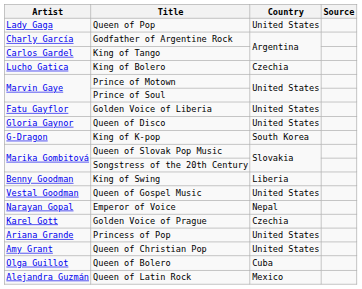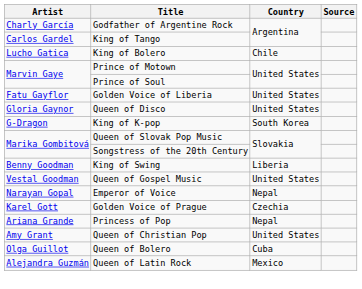- row: (124, 25)
(270, 67) Czechia -> (265, 53) Chile
(286, 235) United States -> (265, 221) Nepal
